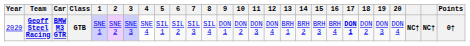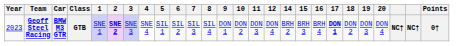- column: (288, 10)
(14, 28) 2020 -> (14, 28) 2023
(115, 28) normal -> (115, 28) bold
